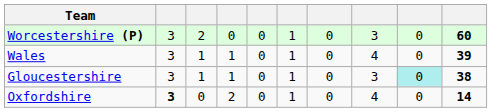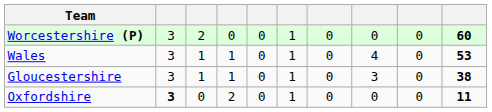(374, 35) 3 -> (374, 35) 0
(464, 56) 39 -> (464, 56) 53
(419, 76) paleturquoise background -> (419, 76) no background
(374, 97) 4 -> (374, 97) 0
(464, 97) 14 -> (464, 97) 11
